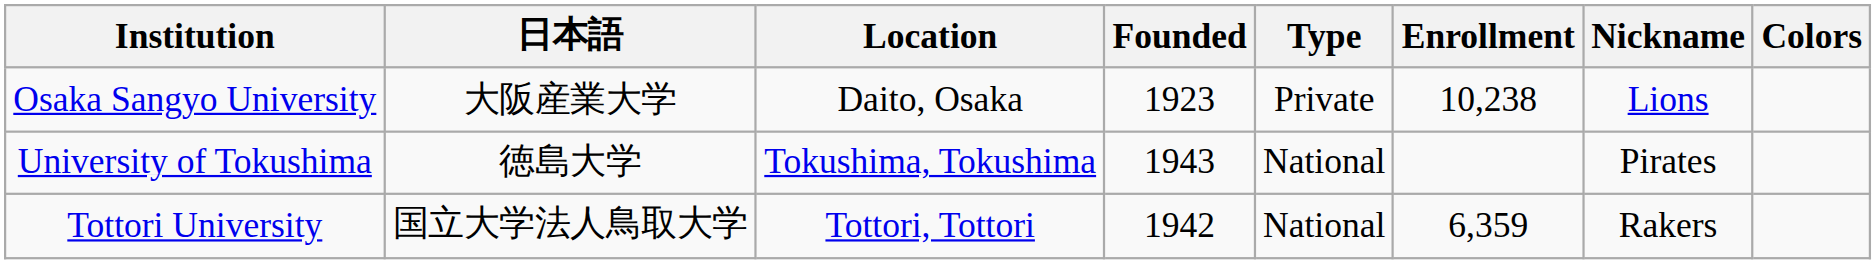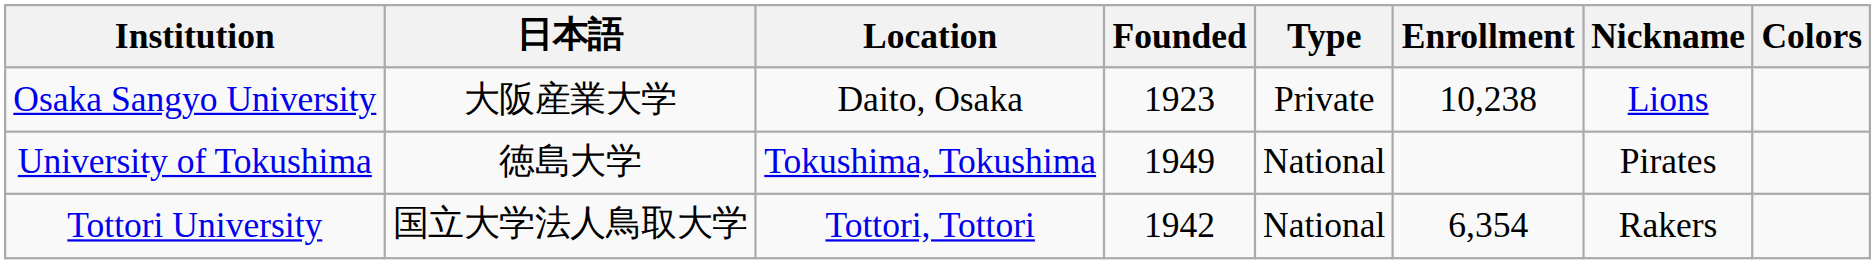(1180, 161) 1943 -> (1180, 161) 1949
(1488, 224) 6,359 -> (1488, 224) 6,354
